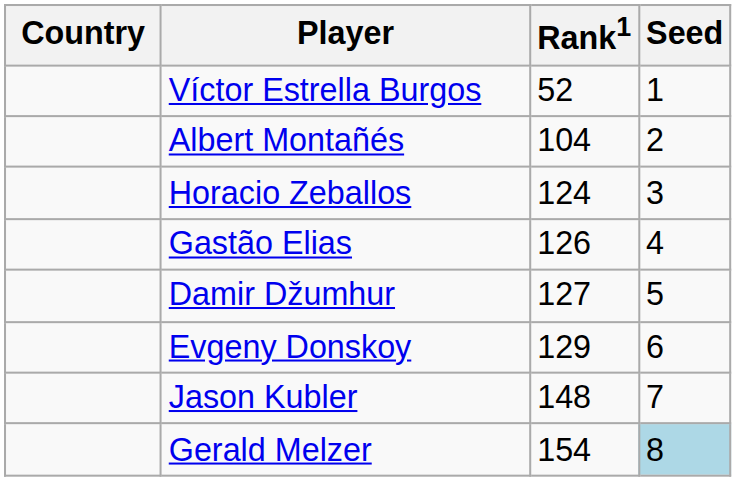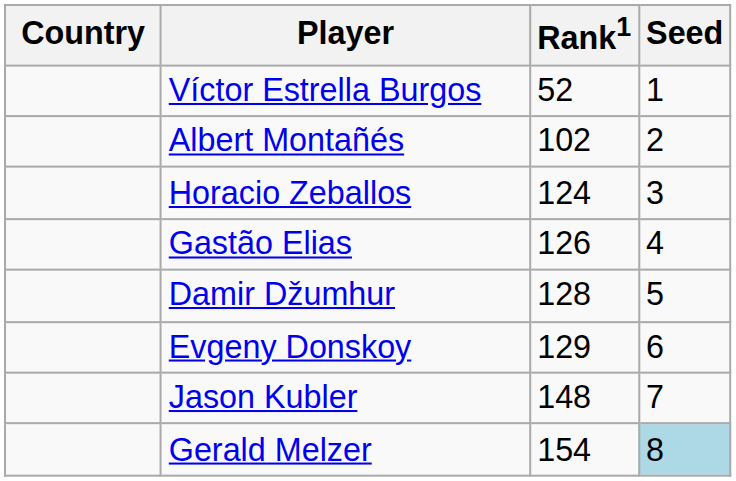(564, 141) 104 -> (564, 141) 102
(564, 295) 127 -> (564, 295) 128
